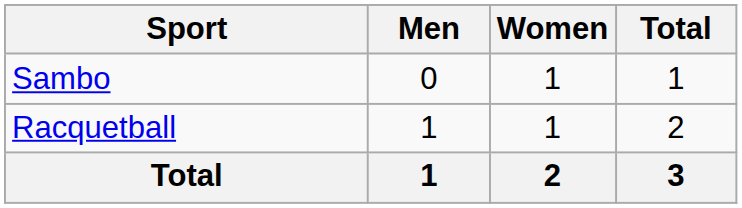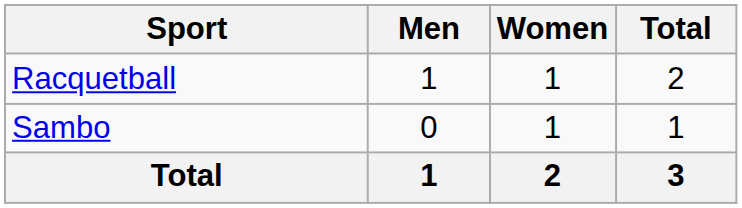rows swapped: (94, 127) <-> (61, 78)
